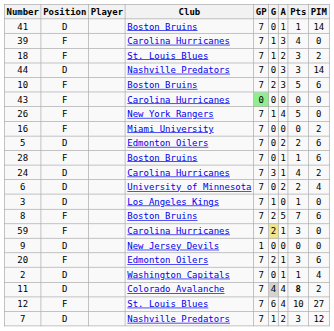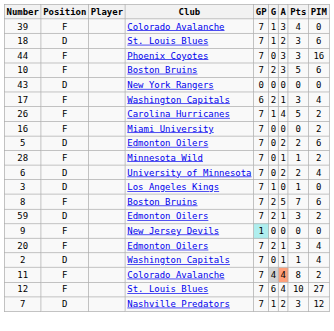- row: (23, 26)
(179, 41) Carolina Hurricanes -> (176, 26) Colorado Avalanche
(65, 56) F -> (65, 41) D
(319, 56) 2 -> (319, 41) 6
(65, 70) D -> (65, 56) F
(179, 70) Nashville Predators -> (168, 56) Phoenix Coyotes
(319, 70) 14 -> (319, 56) 16
(65, 99) F -> (65, 85) D
(179, 99) Carolina Hurricanes -> (171, 85) New York Rangers
(261, 99) lightgreen background -> (261, 85) no background
+ row: (23, 99)
(171, 114) New York Rangers -> (179, 114) Carolina Hurricanes
(319, 114) 0 -> (319, 114) 2
(162, 158) Boston Bruins -> (165, 158) Minnesota Wild
(319, 158) 6 -> (319, 158) 2
- row: (23, 172)
(65, 231) F -> (65, 216) D
(179, 231) Carolina Hurricanes -> (168, 216) Edmonton Oilers
(274, 231) khaki background -> (274, 216) no background
(319, 231) 0 -> (319, 216) 2
(65, 246) D -> (65, 231) F
(261, 246) no background -> (261, 231) paleturquoise background
(319, 260) 6 -> (319, 246) 4
(65, 289) D -> (65, 275) F
(283, 289) no background -> (283, 275) lightsalmon background
(298, 289) bold -> (298, 275) normal
